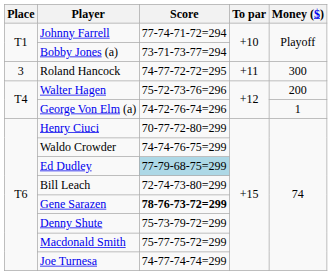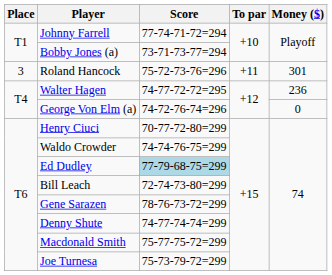(184, 71) 74-77-72-72=295 -> (184, 71) 75-72-73-76=296
(298, 71) 300 -> (298, 71) 301
(184, 90) 75-72-73-76=296 -> (184, 90) 74-77-72-72=295
(298, 90) 200 -> (298, 90) 236
(298, 109) 1 -> (298, 109) 0
(184, 204) bold -> (184, 204) normal
(184, 223) 75-73-79-72=299 -> (184, 223) 74-77-74-74=299
(184, 261) 74-77-74-74=299 -> (184, 261) 75-73-79-72=299
